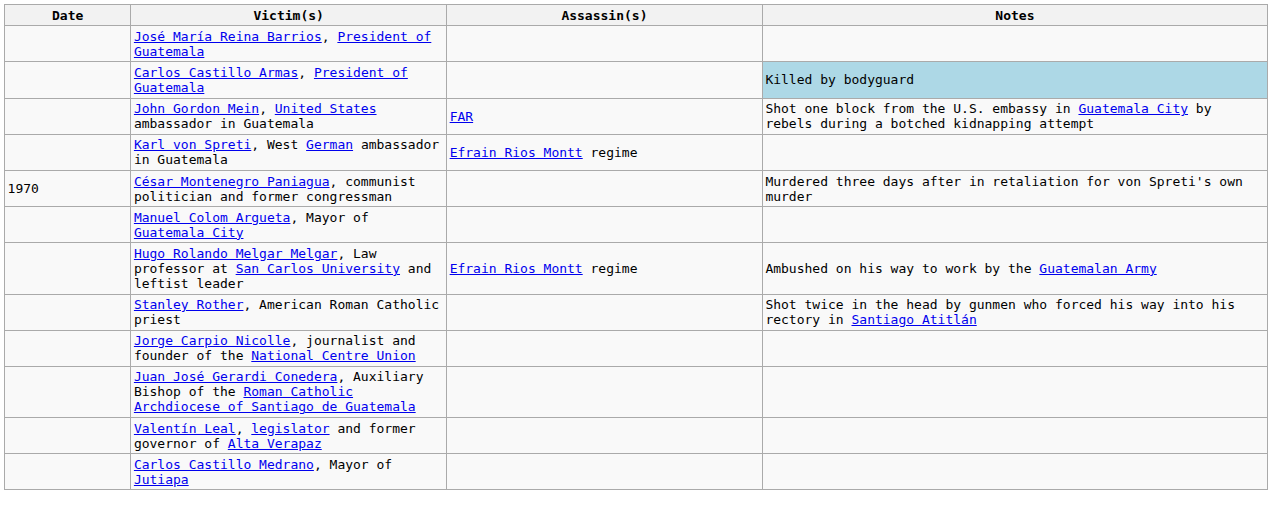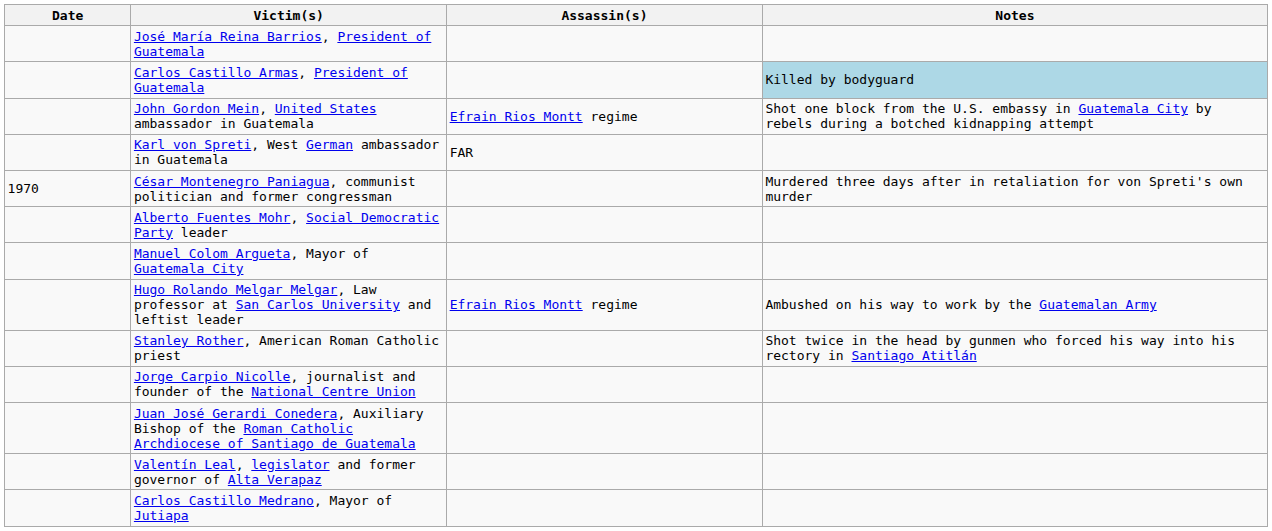(461, 116) FAR -> (544, 116) Efrain Rios Montt regime
(544, 152) Efrain Rios Montt regime -> (461, 152) FAR
+ row: (287, 225)
